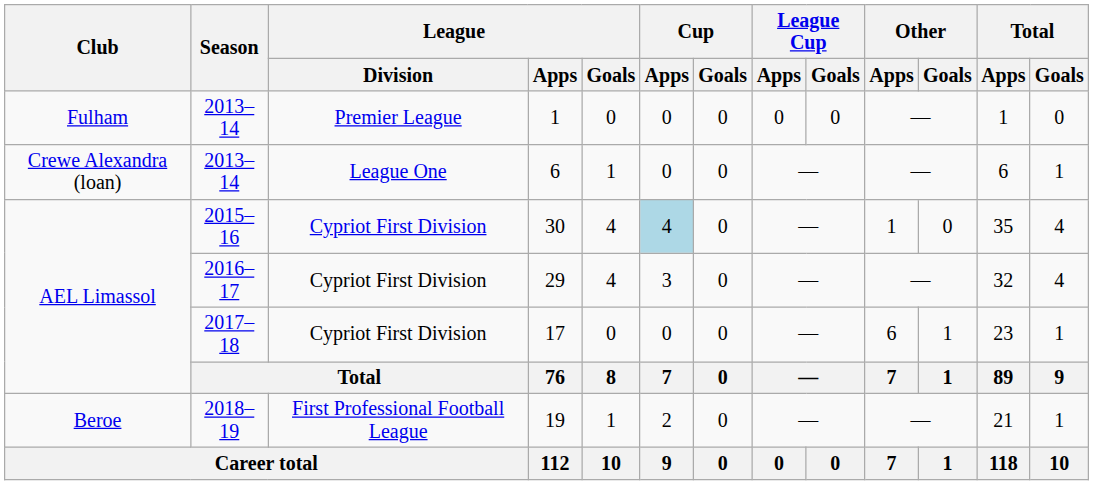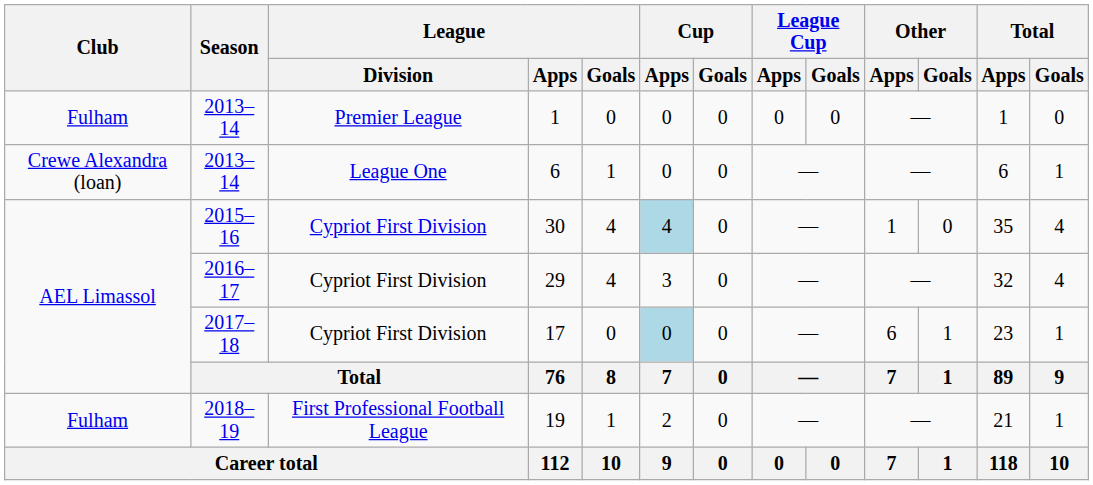(667, 334) no background -> (667, 334) lightblue background
(98, 420) Beroe -> (98, 420) Fulham
